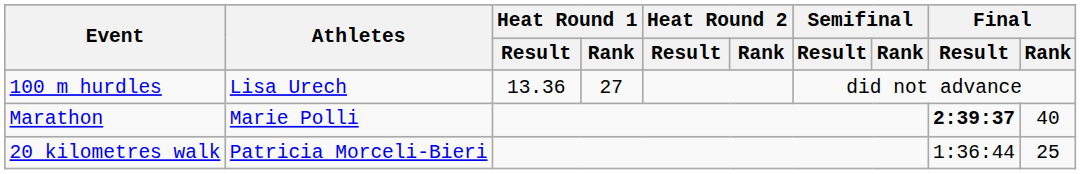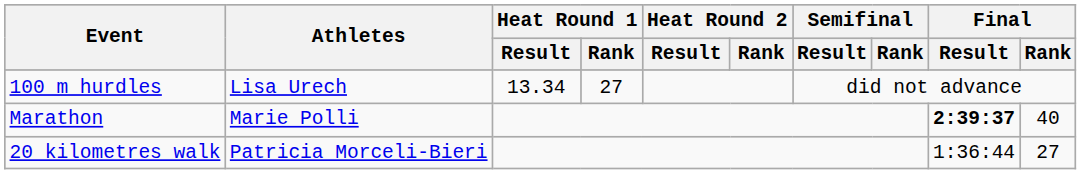(536, 87) 13.36 -> (536, 87) 13.34
(1048, 152) 25 -> (1048, 152) 27
